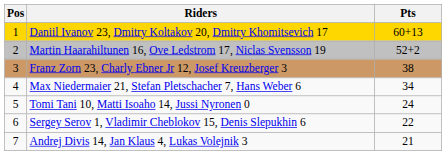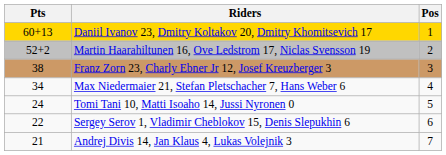columns swapped: (16, 13) <-> (408, 13)
